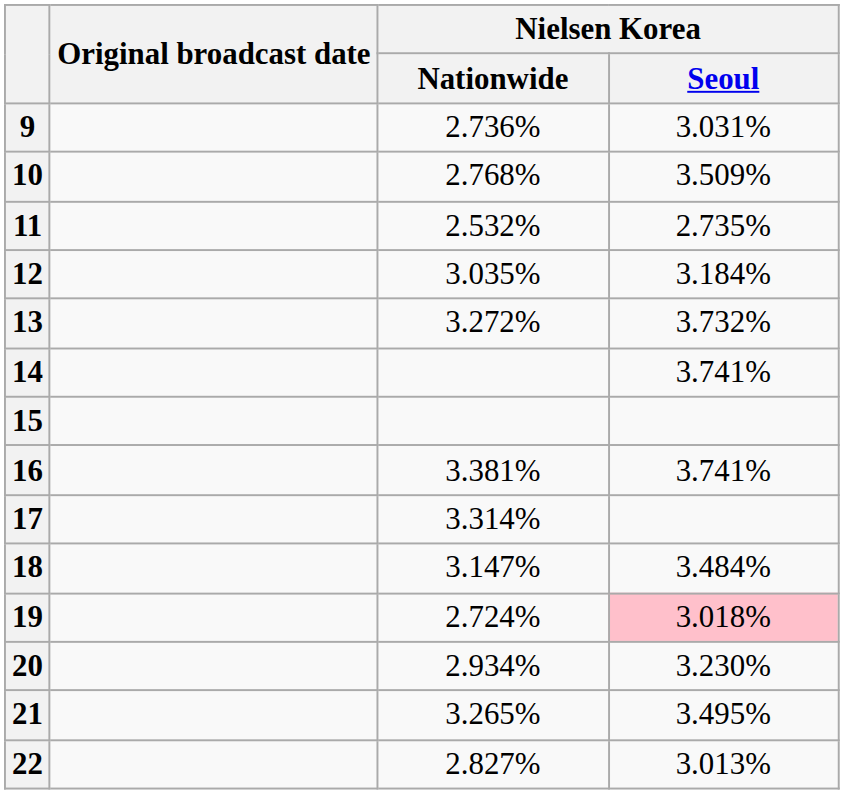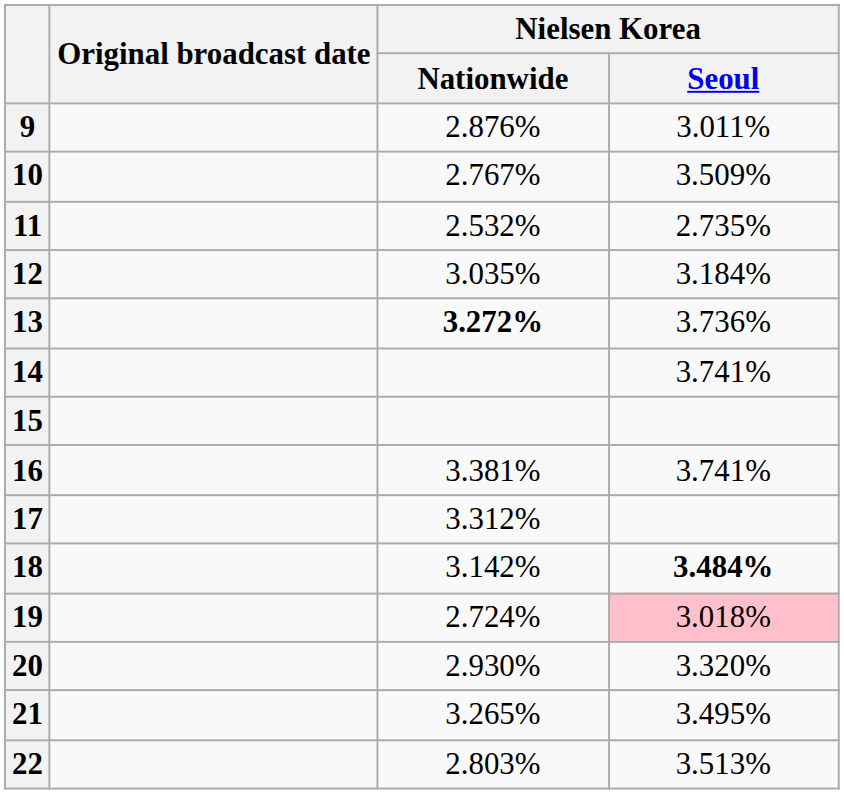(493, 126) 2.736% -> (493, 126) 2.876%
(723, 126) 3.031% -> (723, 126) 3.011%
(493, 175) 2.768% -> (493, 175) 2.767%
(493, 322) normal -> (493, 322) bold
(723, 322) 3.732% -> (723, 322) 3.736%
(493, 518) 3.314% -> (493, 518) 3.312%
(493, 567) 3.147% -> (493, 567) 3.142%
(723, 567) normal -> (723, 567) bold
(493, 665) 2.934% -> (493, 665) 2.930%
(723, 665) 3.230% -> (723, 665) 3.320%
(493, 763) 2.827% -> (493, 763) 2.803%
(723, 763) 3.013% -> (723, 763) 3.513%
